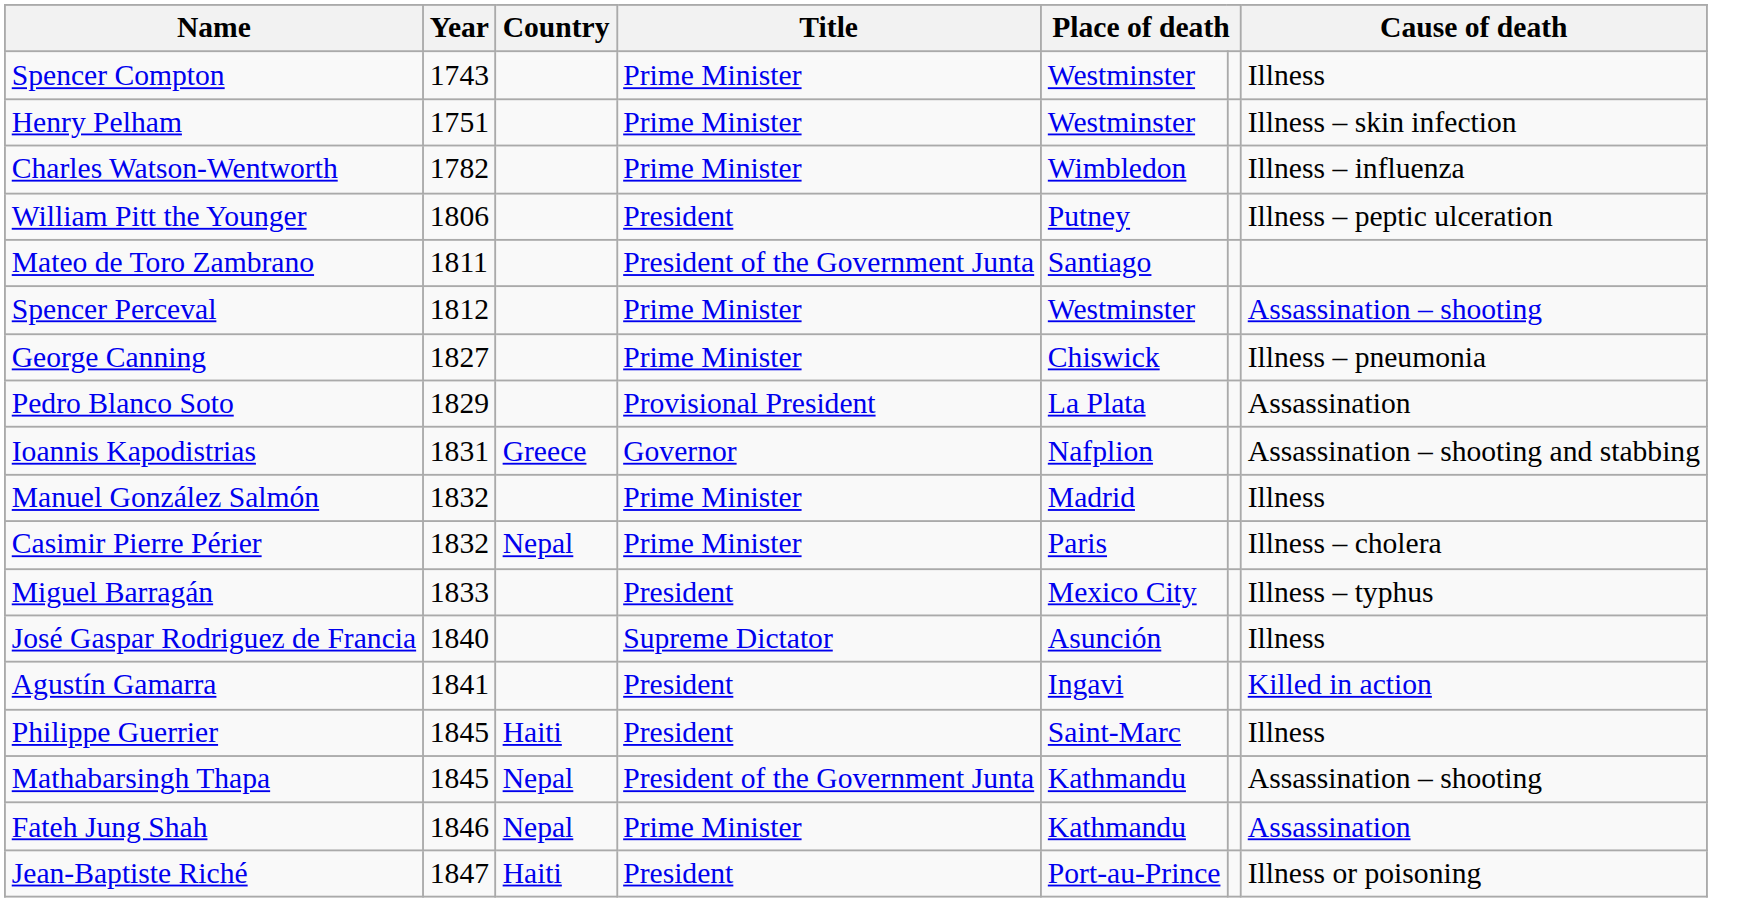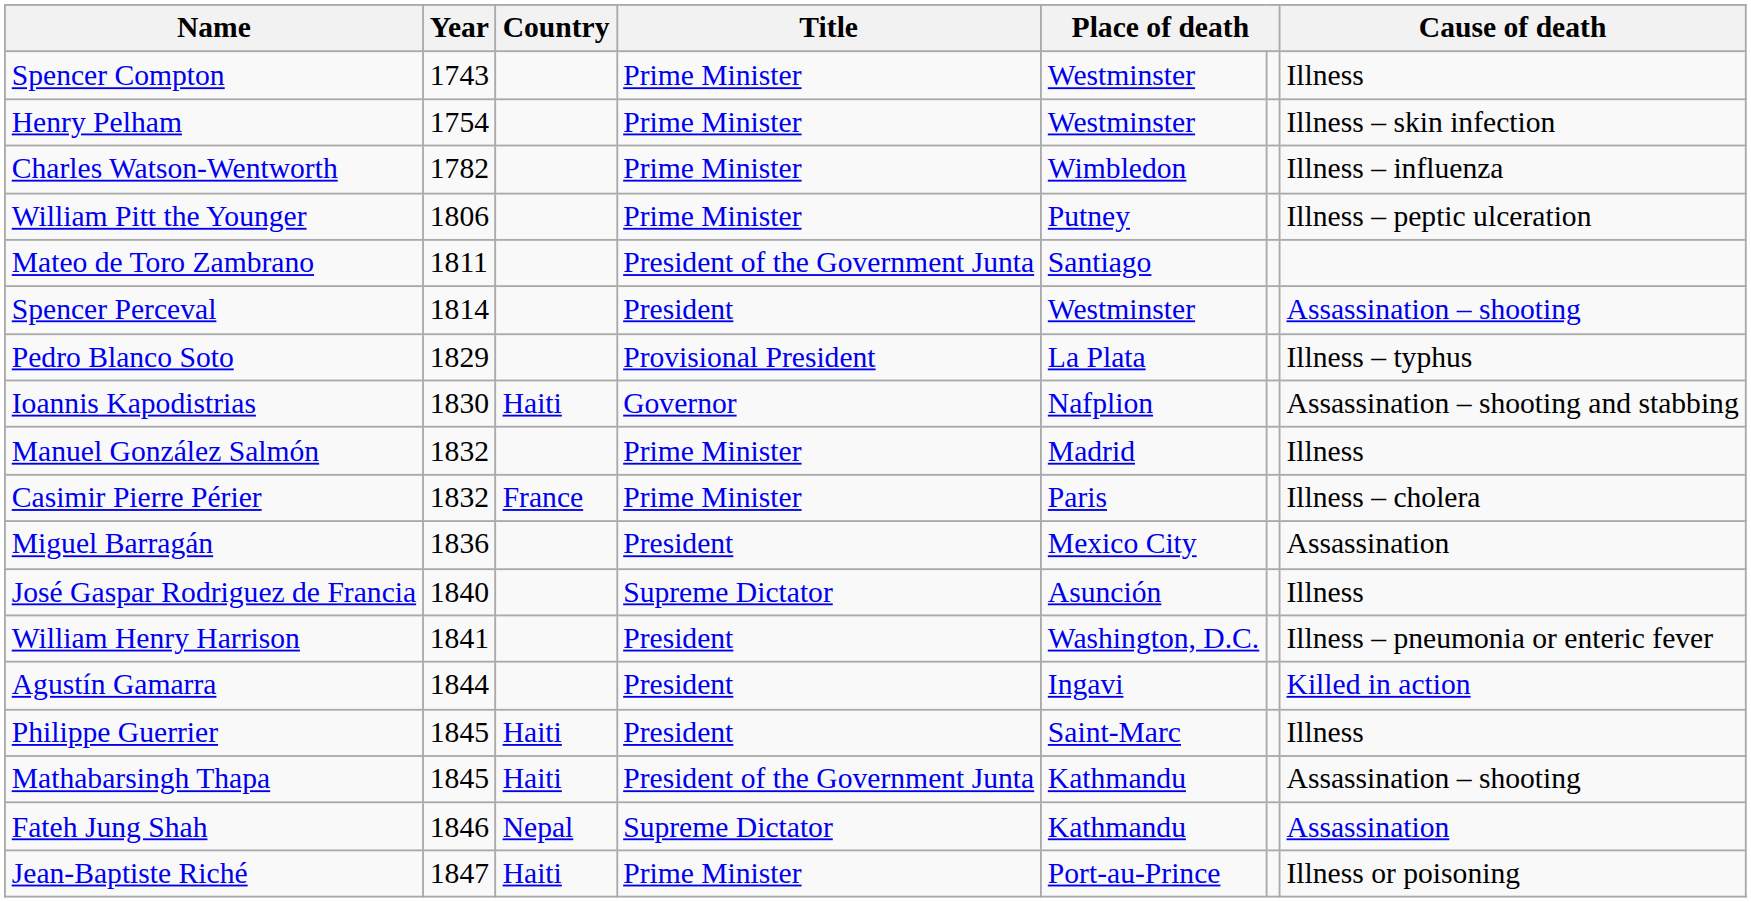(459, 121) 1751 -> (459, 121) 1754
(678, 215) President -> (712, 215) Prime Minister
(459, 309) 1812 -> (459, 309) 1814
(712, 309) Prime Minister -> (678, 309) President
- row: (109, 356)
(1329, 403) Assassination -> (1379, 356) Illness – typhus
(459, 450) 1831 -> (459, 403) 1830
(545, 450) Greece -> (532, 403) Haiti
(538, 544) Nepal -> (543, 497) France
(459, 591) 1833 -> (459, 544) 1836
(1341, 591) Illness – typhus -> (1368, 544) Assassination
+ row: (156, 638)
(459, 685) 1841 -> (459, 685) 1844
(538, 779) Nepal -> (532, 779) Haiti
(712, 826) Prime Minister -> (728, 826) Supreme Dictator
(678, 872) President -> (712, 872) Prime Minister
